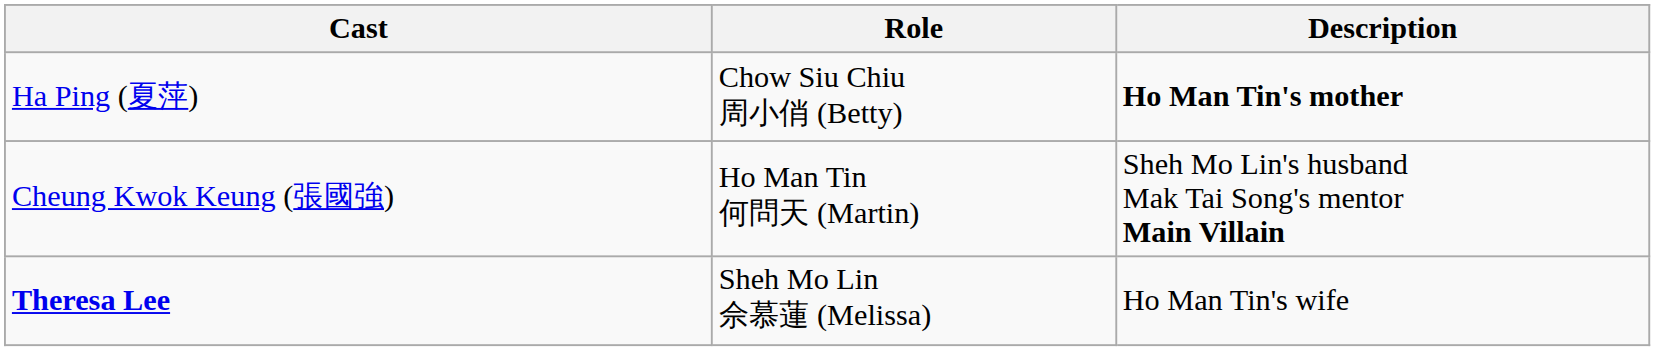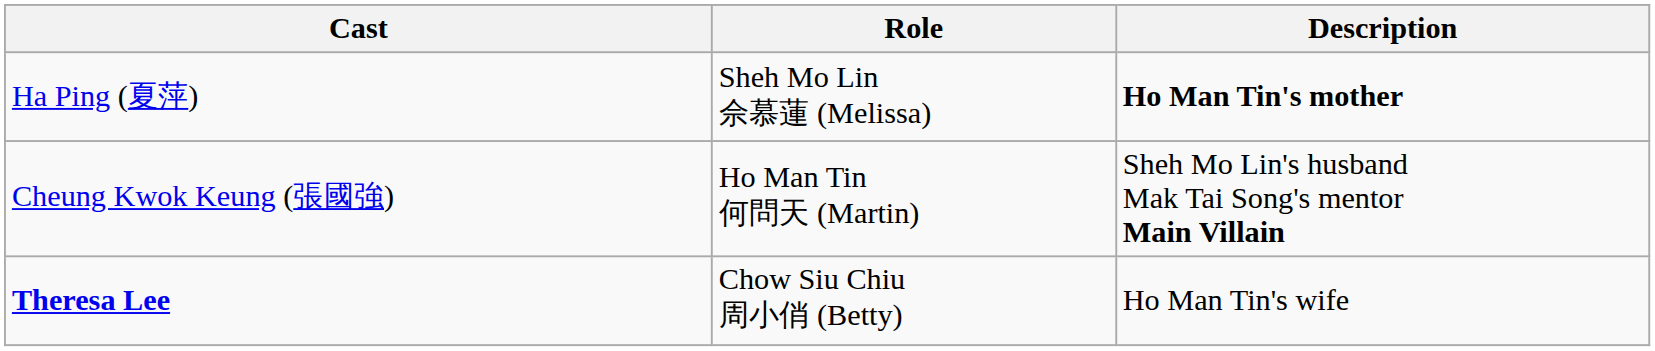(812, 94) Chow Siu Chiu 周小俏 (Betty) -> (825, 94) Sheh Mo Lin 佘慕蓮 (Melissa)
(825, 298) Sheh Mo Lin 佘慕蓮 (Melissa) -> (812, 298) Chow Siu Chiu 周小俏 (Betty)
